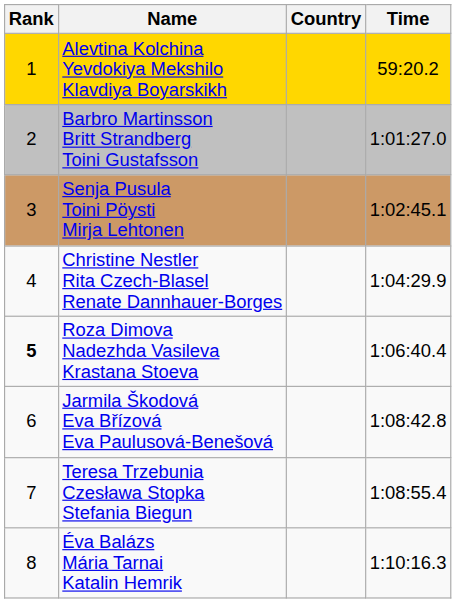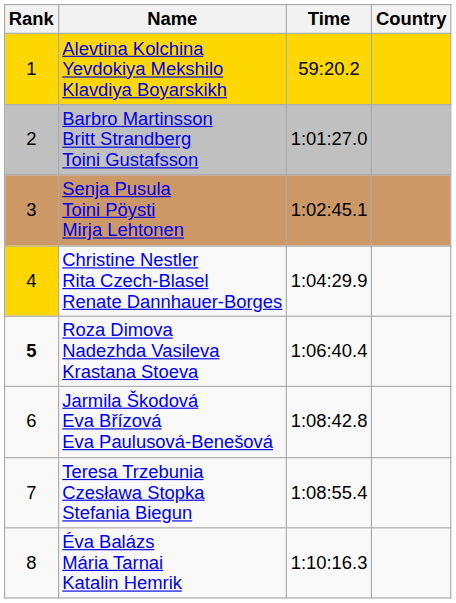columns swapped: (326, 19) <-> (408, 19)
(31, 280) no background -> (31, 280) gold background
